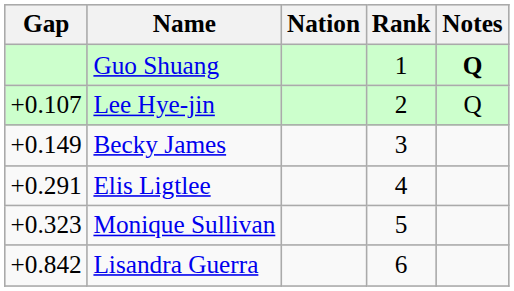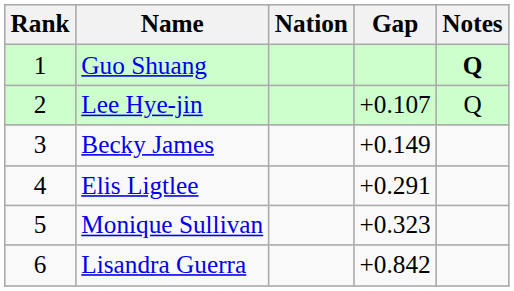columns swapped: (401, 24) <-> (46, 24)
